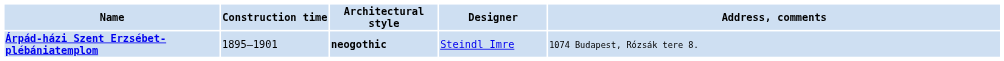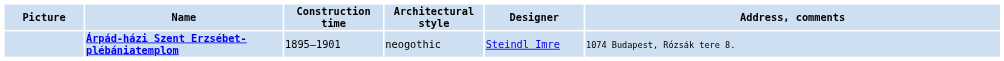+ column: (44, 17)
(359, 44) bold -> (413, 44) normal
